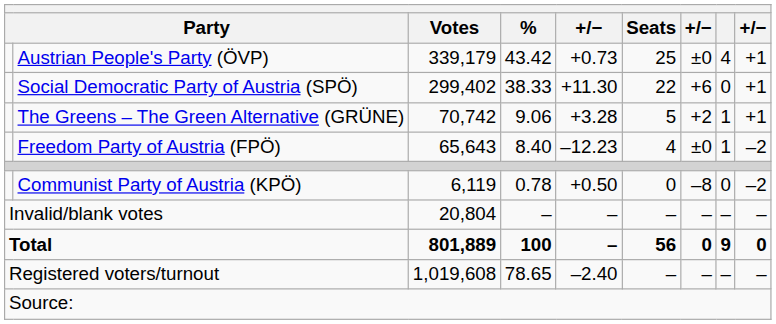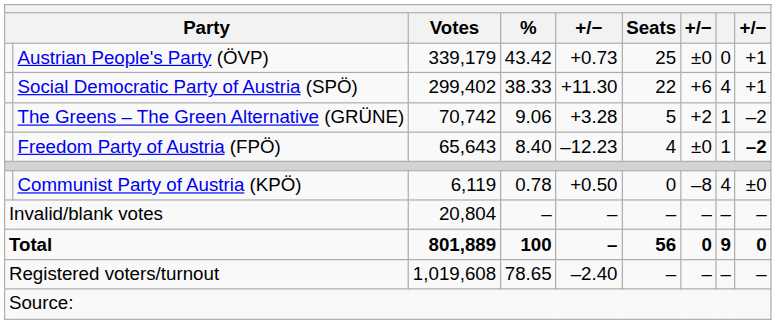(726, 57) 4 -> (726, 57) 0
(726, 87) 0 -> (726, 87) 4
(756, 117) +1 -> (756, 117) –2
(756, 146) normal -> (756, 146) bold
(726, 185) 0 -> (726, 185) 4
(756, 185) –2 -> (756, 185) ±0
